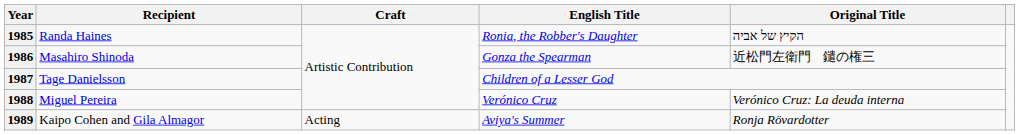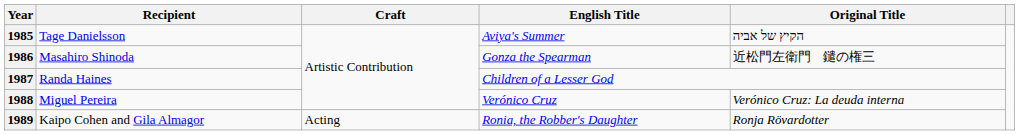(75, 35) Randa Haines -> (82, 35) Tage Danielsson
(560, 35) Ronia, the Robber's Daughter -> (523, 35) Aviya's Summer
(82, 78) Tage Danielsson -> (75, 78) Randa Haines
(523, 119) Aviya's Summer -> (560, 119) Ronia, the Robber's Daughter
